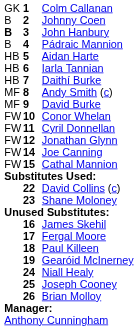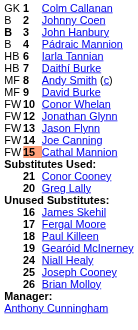- row: (70, 56)
- row: (78, 128)
+ row: (71, 128)
(29, 164) no background -> (29, 152) lightsalmon background
- row: (81, 188)
+ row: (77, 176)
+ row: (66, 188)
- row: (79, 200)
